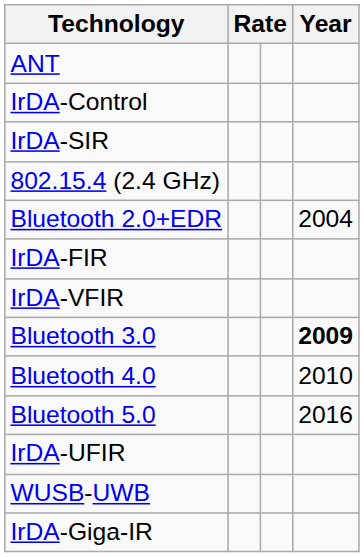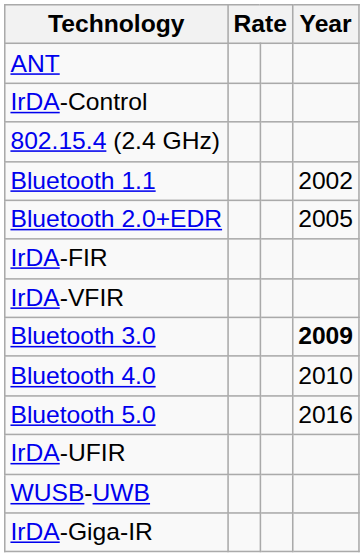- row: (60, 141)
+ row: (83, 180)
(326, 219) 2004 -> (326, 219) 2005
